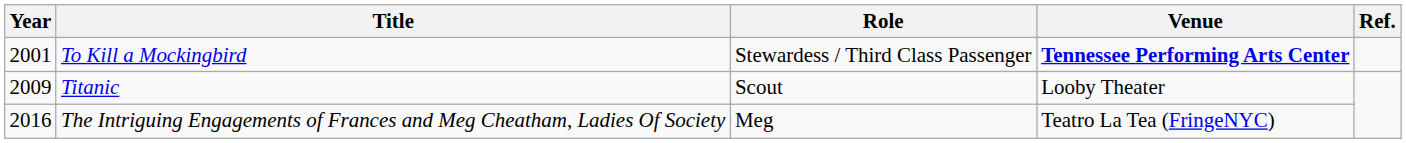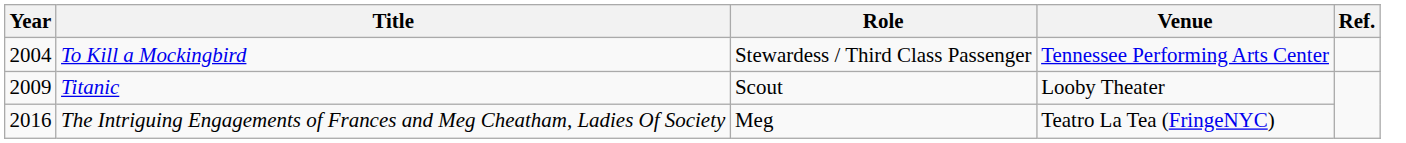(30, 54) 2001 -> (30, 54) 2004
(1195, 54) bold -> (1185, 54) normal
